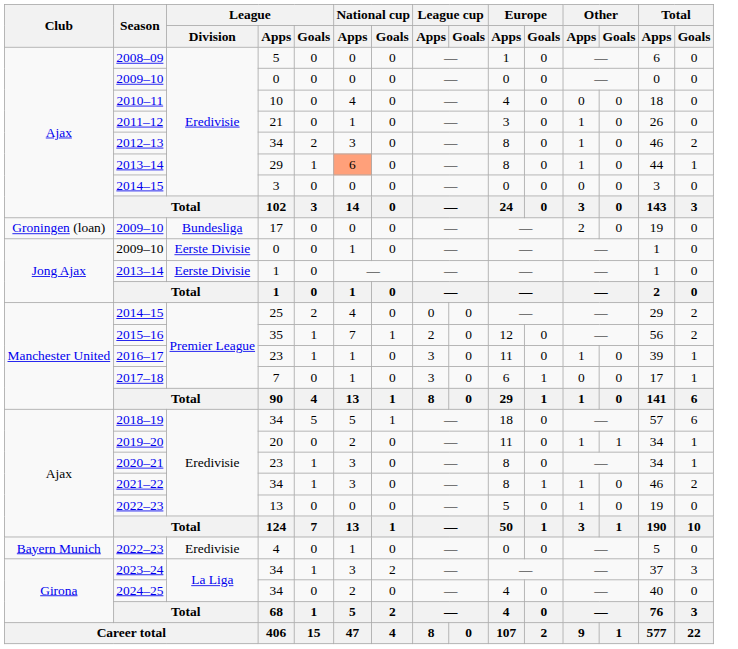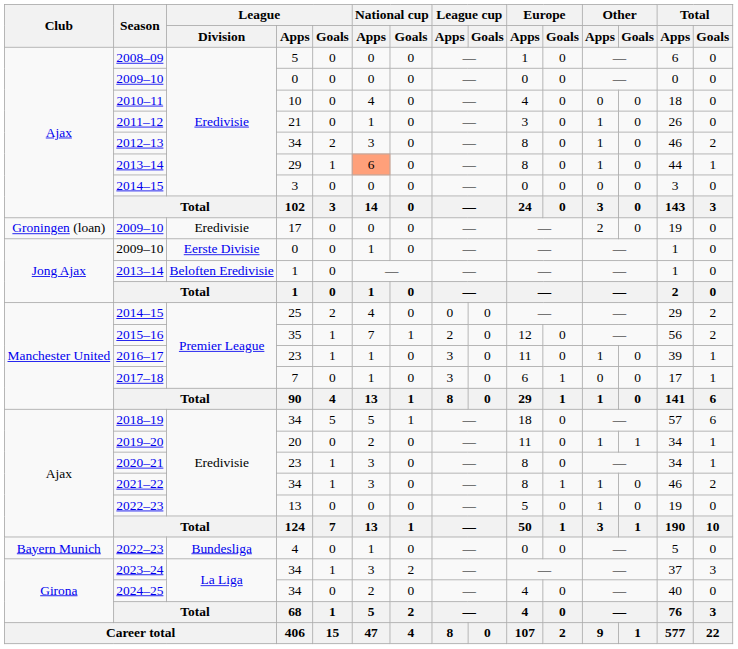(212, 228) Bundesliga -> (222, 228) Eredivisie
(212, 270) Eerste Divisie -> (222, 270) Beloften Eredivisie
(212, 548) Eredivisie -> (222, 548) Bundesliga
